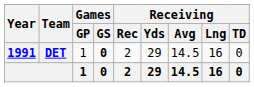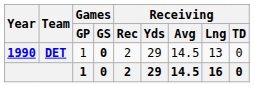(22, 53) 1991 -> (22, 53) 1990
(216, 53) 16 -> (216, 53) 13
